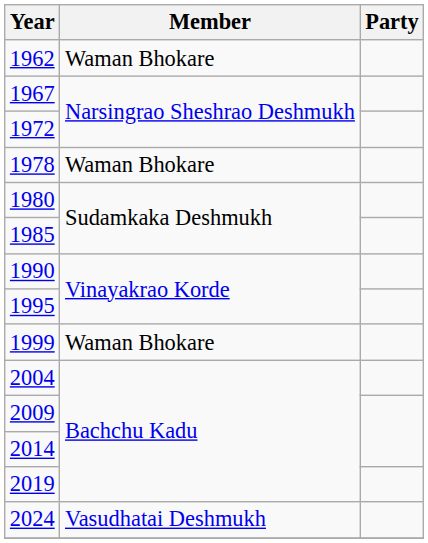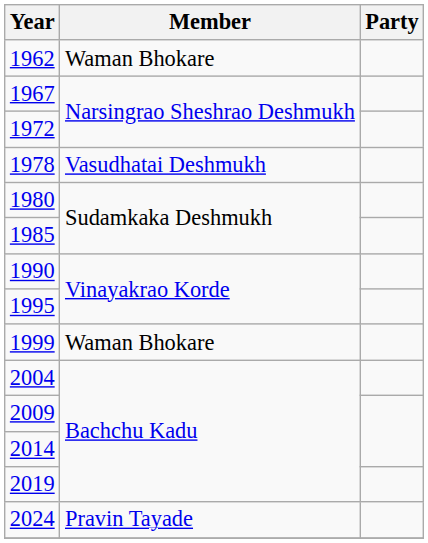(140, 164) Waman Bhokare -> (165, 164) Vasudhatai Deshmukh
(165, 519) Vasudhatai Deshmukh -> (129, 519) Pravin Tayade
